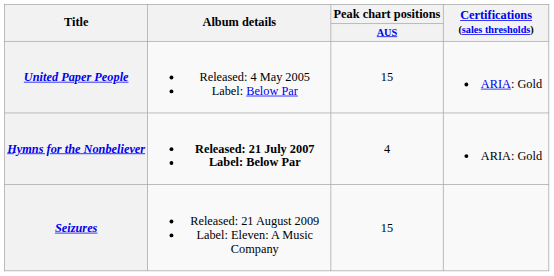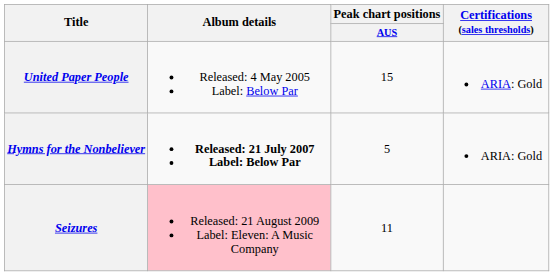(387, 149) 4 -> (387, 149) 5
(239, 235) no background -> (239, 235) pink background
(387, 227) 15 -> (387, 227) 11
